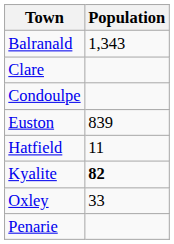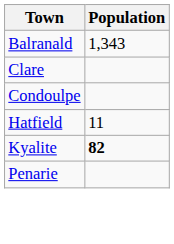- row: (31, 122)
- row: (28, 200)
